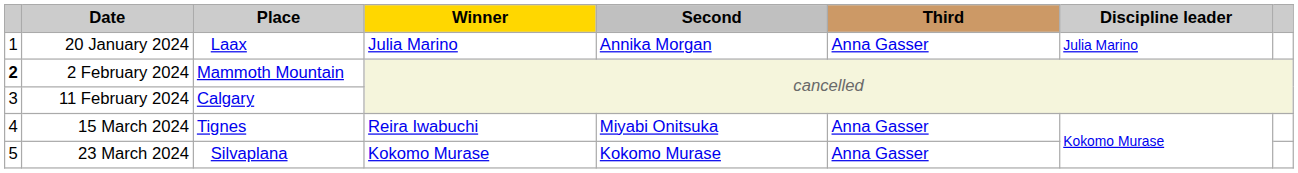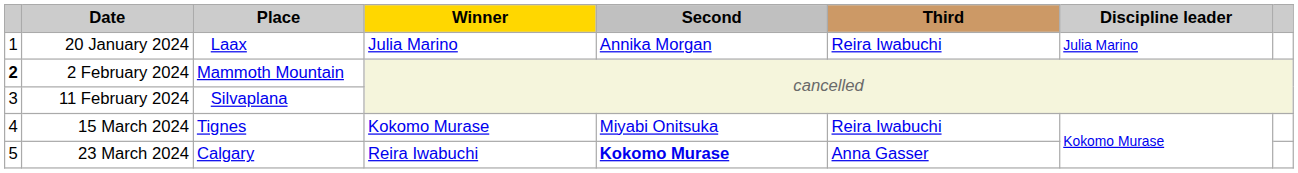(880, 45) Anna Gasser -> (887, 45) Reira Iwabuchi
(226, 99) Calgary -> (242, 99) Silvaplana
(423, 126) Reira Iwabuchi -> (429, 126) Kokomo Murase
(880, 126) Anna Gasser -> (887, 126) Reira Iwabuchi
(242, 153) Silvaplana -> (226, 153) Calgary
(429, 153) Kokomo Murase -> (423, 153) Reira Iwabuchi
(660, 153) normal -> (665, 153) bold
